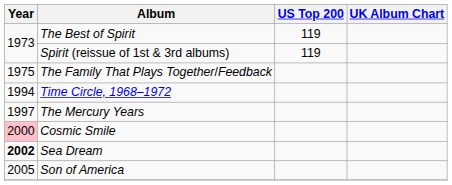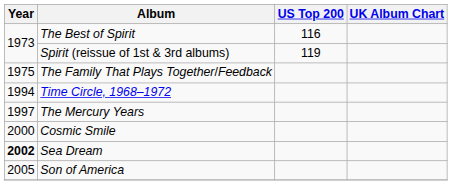(311, 33) 119 -> (311, 33) 116
(21, 131) pink background -> (21, 131) no background
